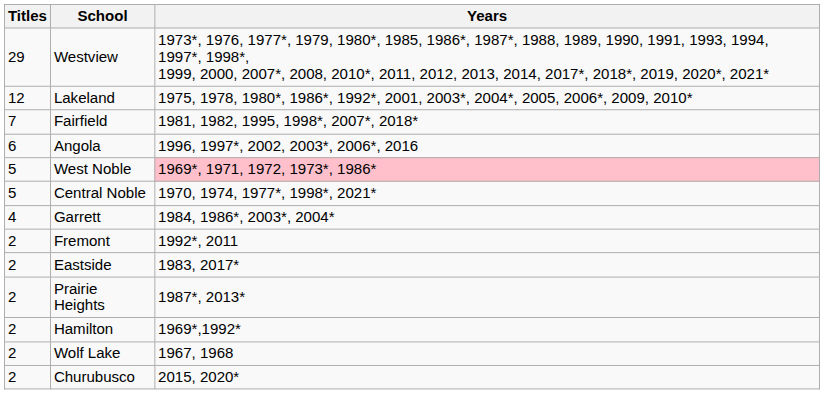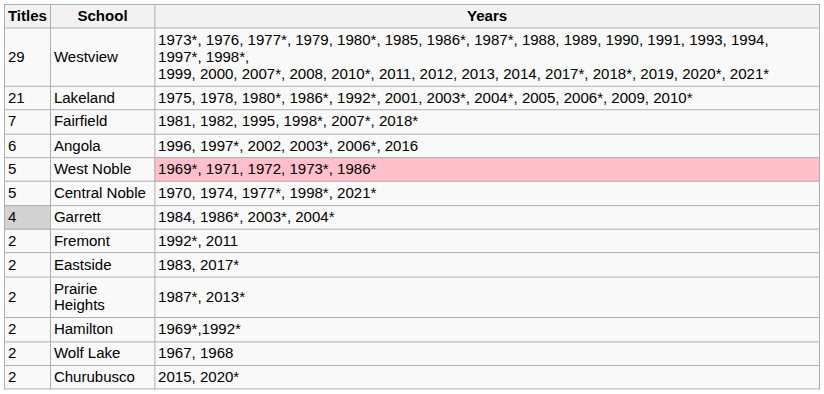(16, 97) 12 -> (16, 97) 21
(12, 217) no background -> (12, 217) lightgrey background
